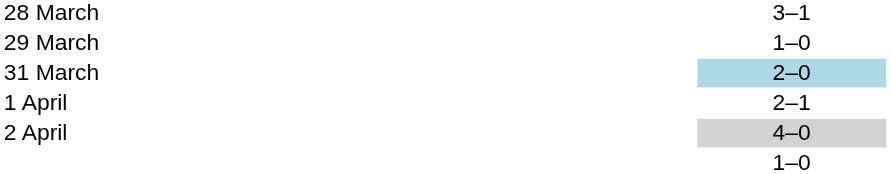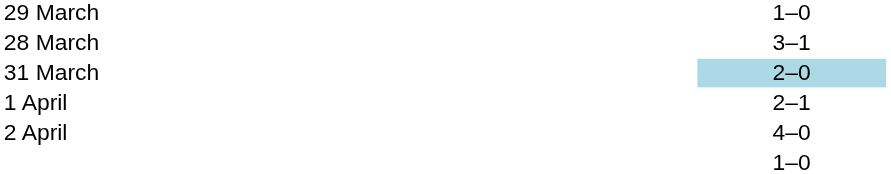rows swapped: (52, 12) <-> (52, 42)
(792, 132) lightgrey background -> (792, 132) no background
